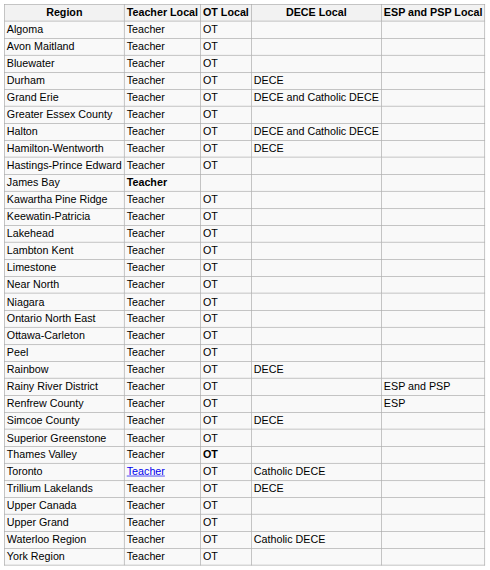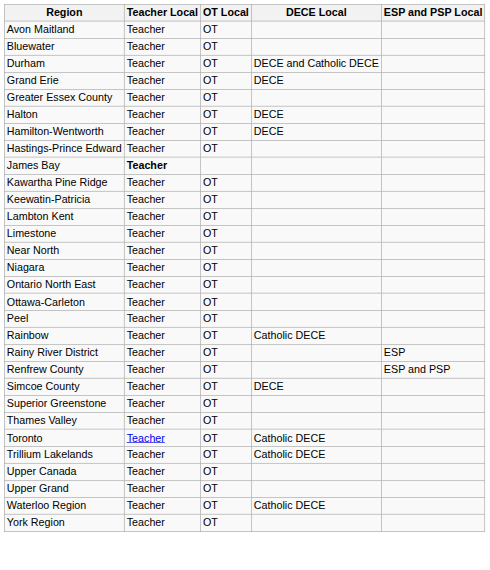- row: (25, 30)
(269, 81) DECE -> (316, 64) DECE and Catholic DECE
(316, 98) DECE and Catholic DECE -> (269, 81) DECE
(316, 132) DECE and Catholic DECE -> (269, 115) DECE
- row: (30, 234)
(269, 370) DECE -> (290, 336) Catholic DECE
(417, 387) ESP and PSP -> (395, 353) ESP
(395, 404) ESP -> (417, 370) ESP and PSP
(210, 455) bold -> (210, 421) normal
(269, 489) DECE -> (290, 455) Catholic DECE
